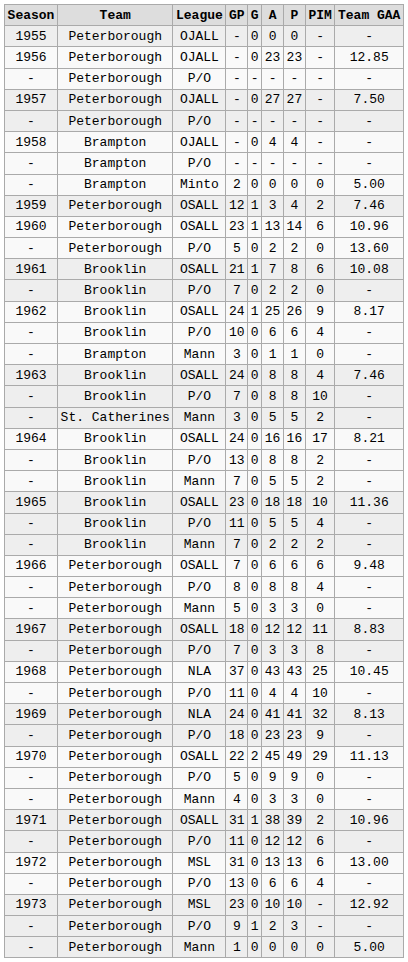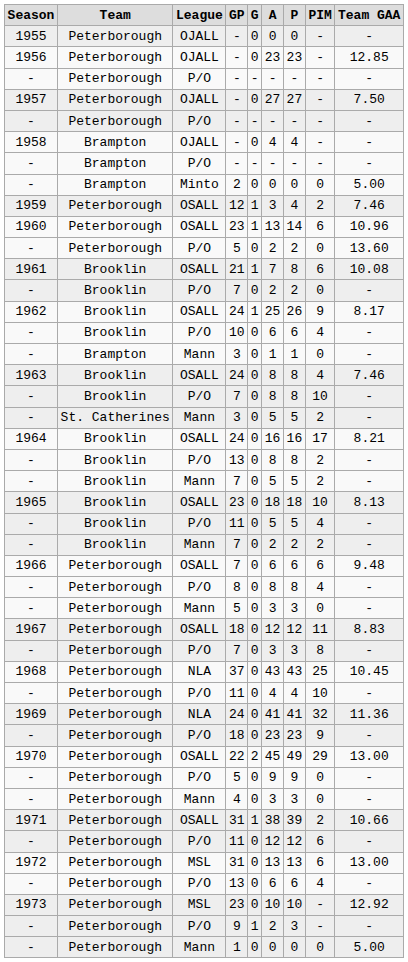(369, 502) 11.36 -> (369, 502) 8.13
(369, 714) 8.13 -> (369, 714) 11.36
(369, 757) 11.13 -> (369, 757) 13.00
(369, 820) 10.96 -> (369, 820) 10.66
